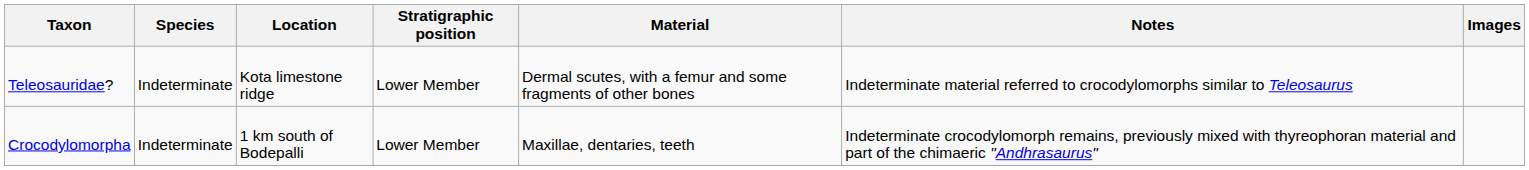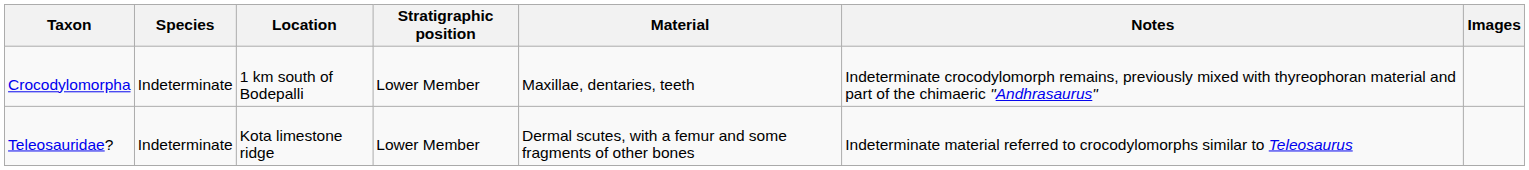rows swapped: (69, 144) <-> (61, 85)
